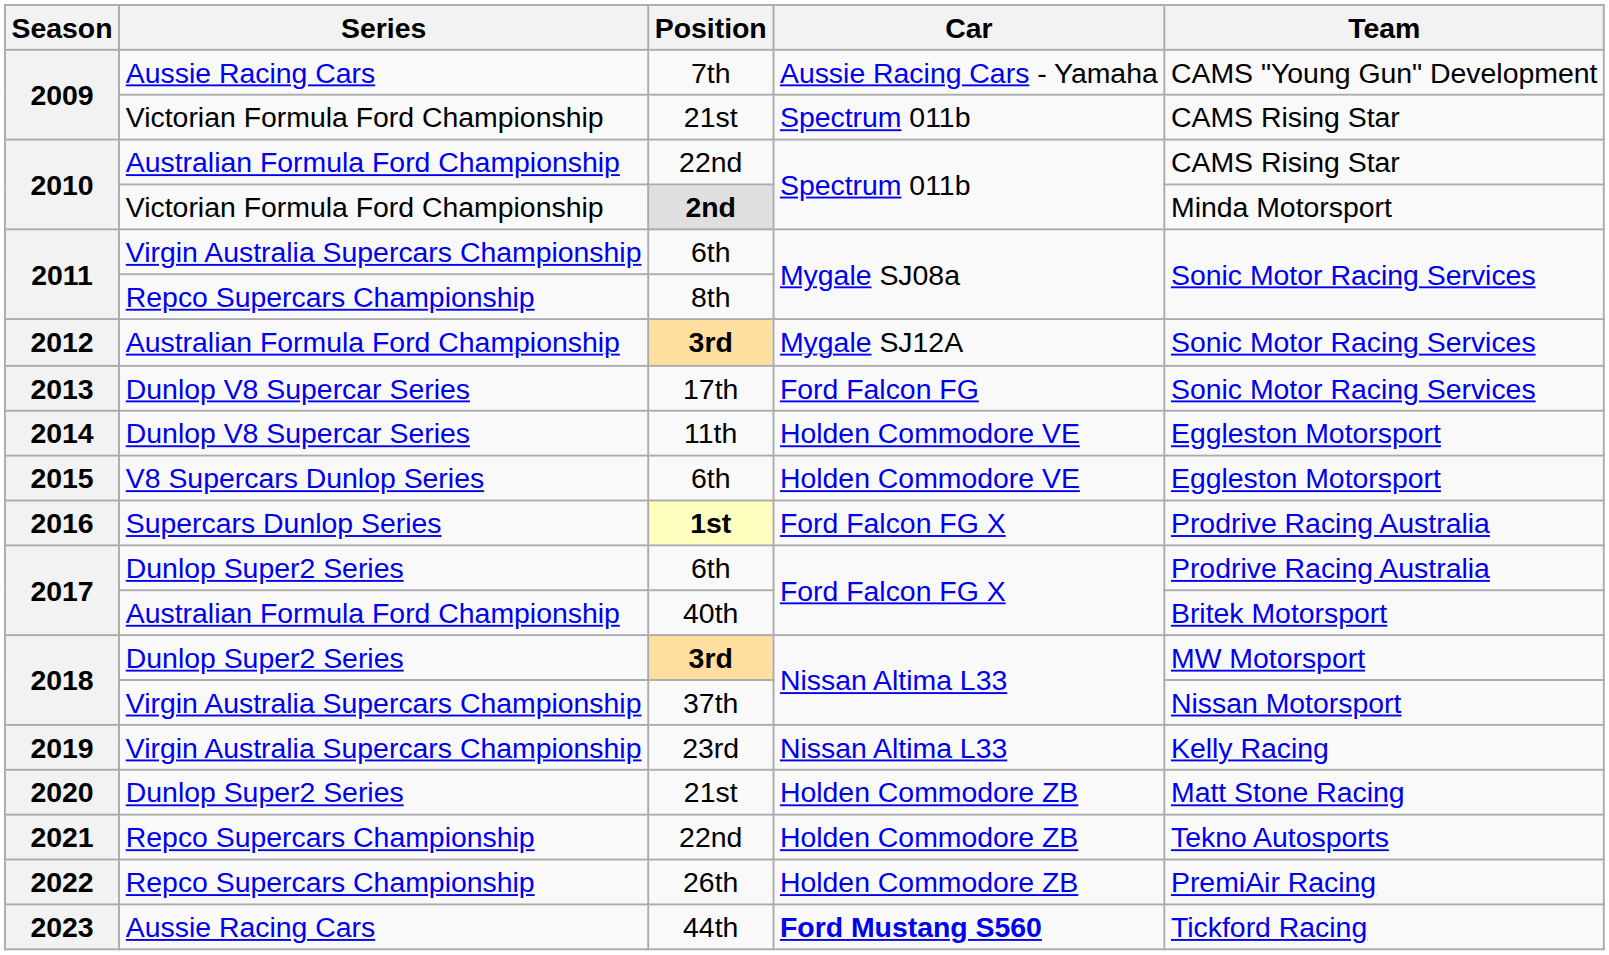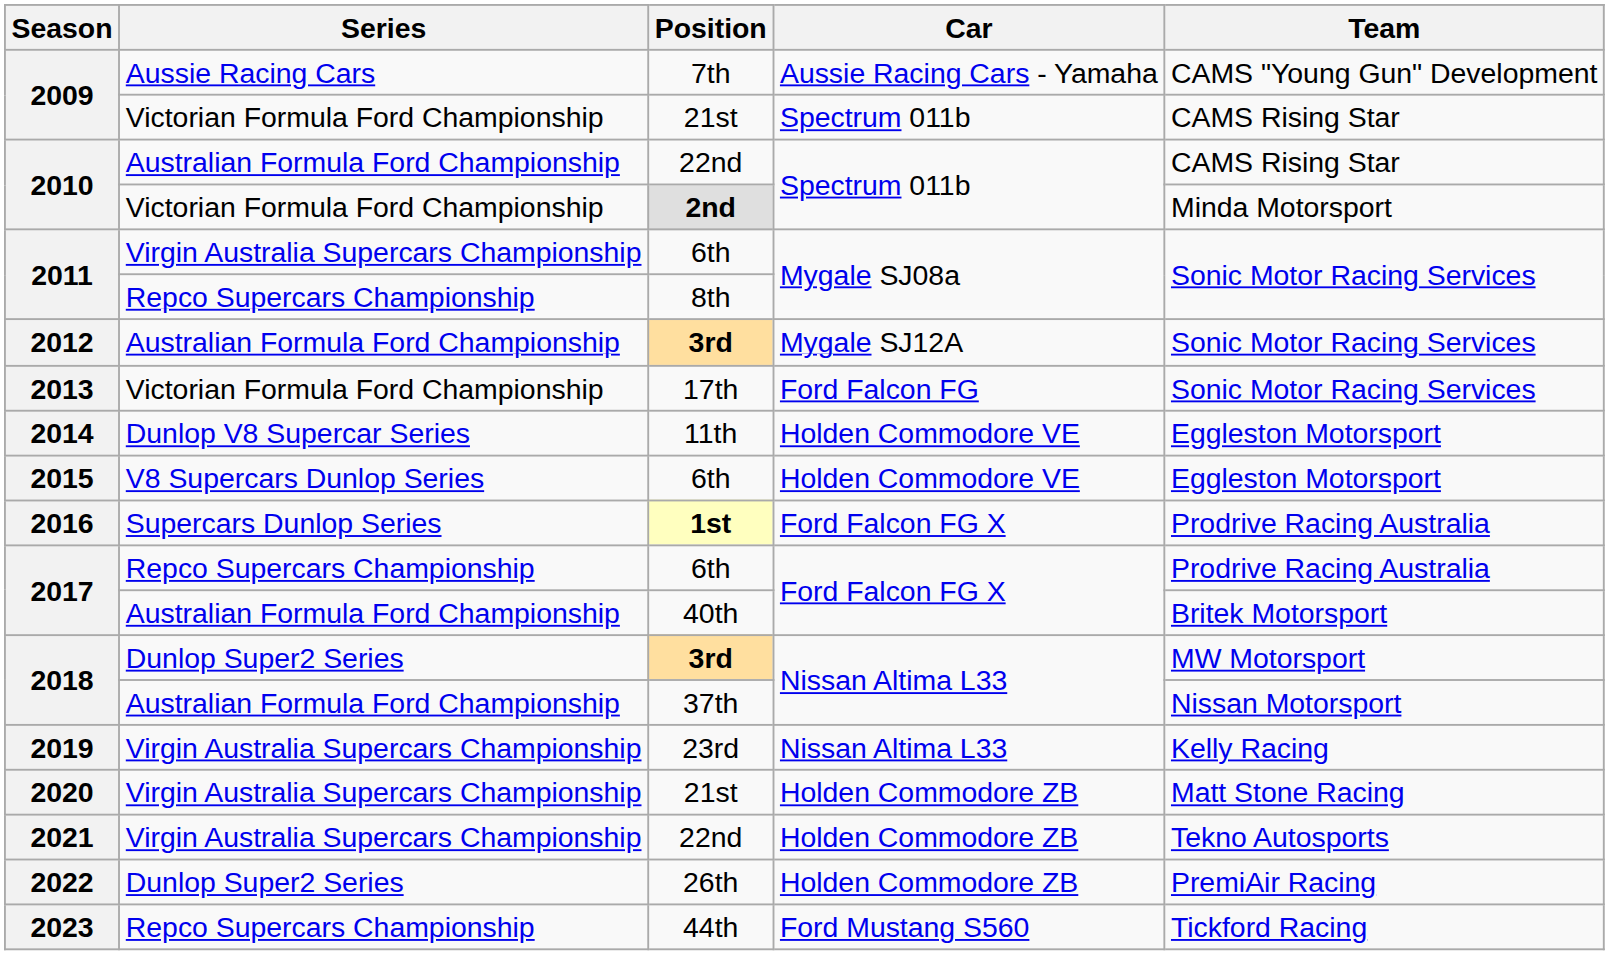(298, 388) Dunlop V8 Supercar Series -> (365, 388) Victorian Formula Ford Championship
(265, 568) Dunlop Super2 Series -> (330, 568) Repco Supercars Championship
(384, 703) Virgin Australia Supercars Championship -> (373, 703) Australian Formula Ford Championship
(265, 793) Dunlop Super2 Series -> (384, 793) Virgin Australia Supercars Championship
(330, 838) Repco Supercars Championship -> (384, 838) Virgin Australia Supercars Championship
(330, 883) Repco Supercars Championship -> (265, 883) Dunlop Super2 Series
(250, 928) Aussie Racing Cars -> (330, 928) Repco Supercars Championship
(911, 928) bold -> (905, 928) normal
